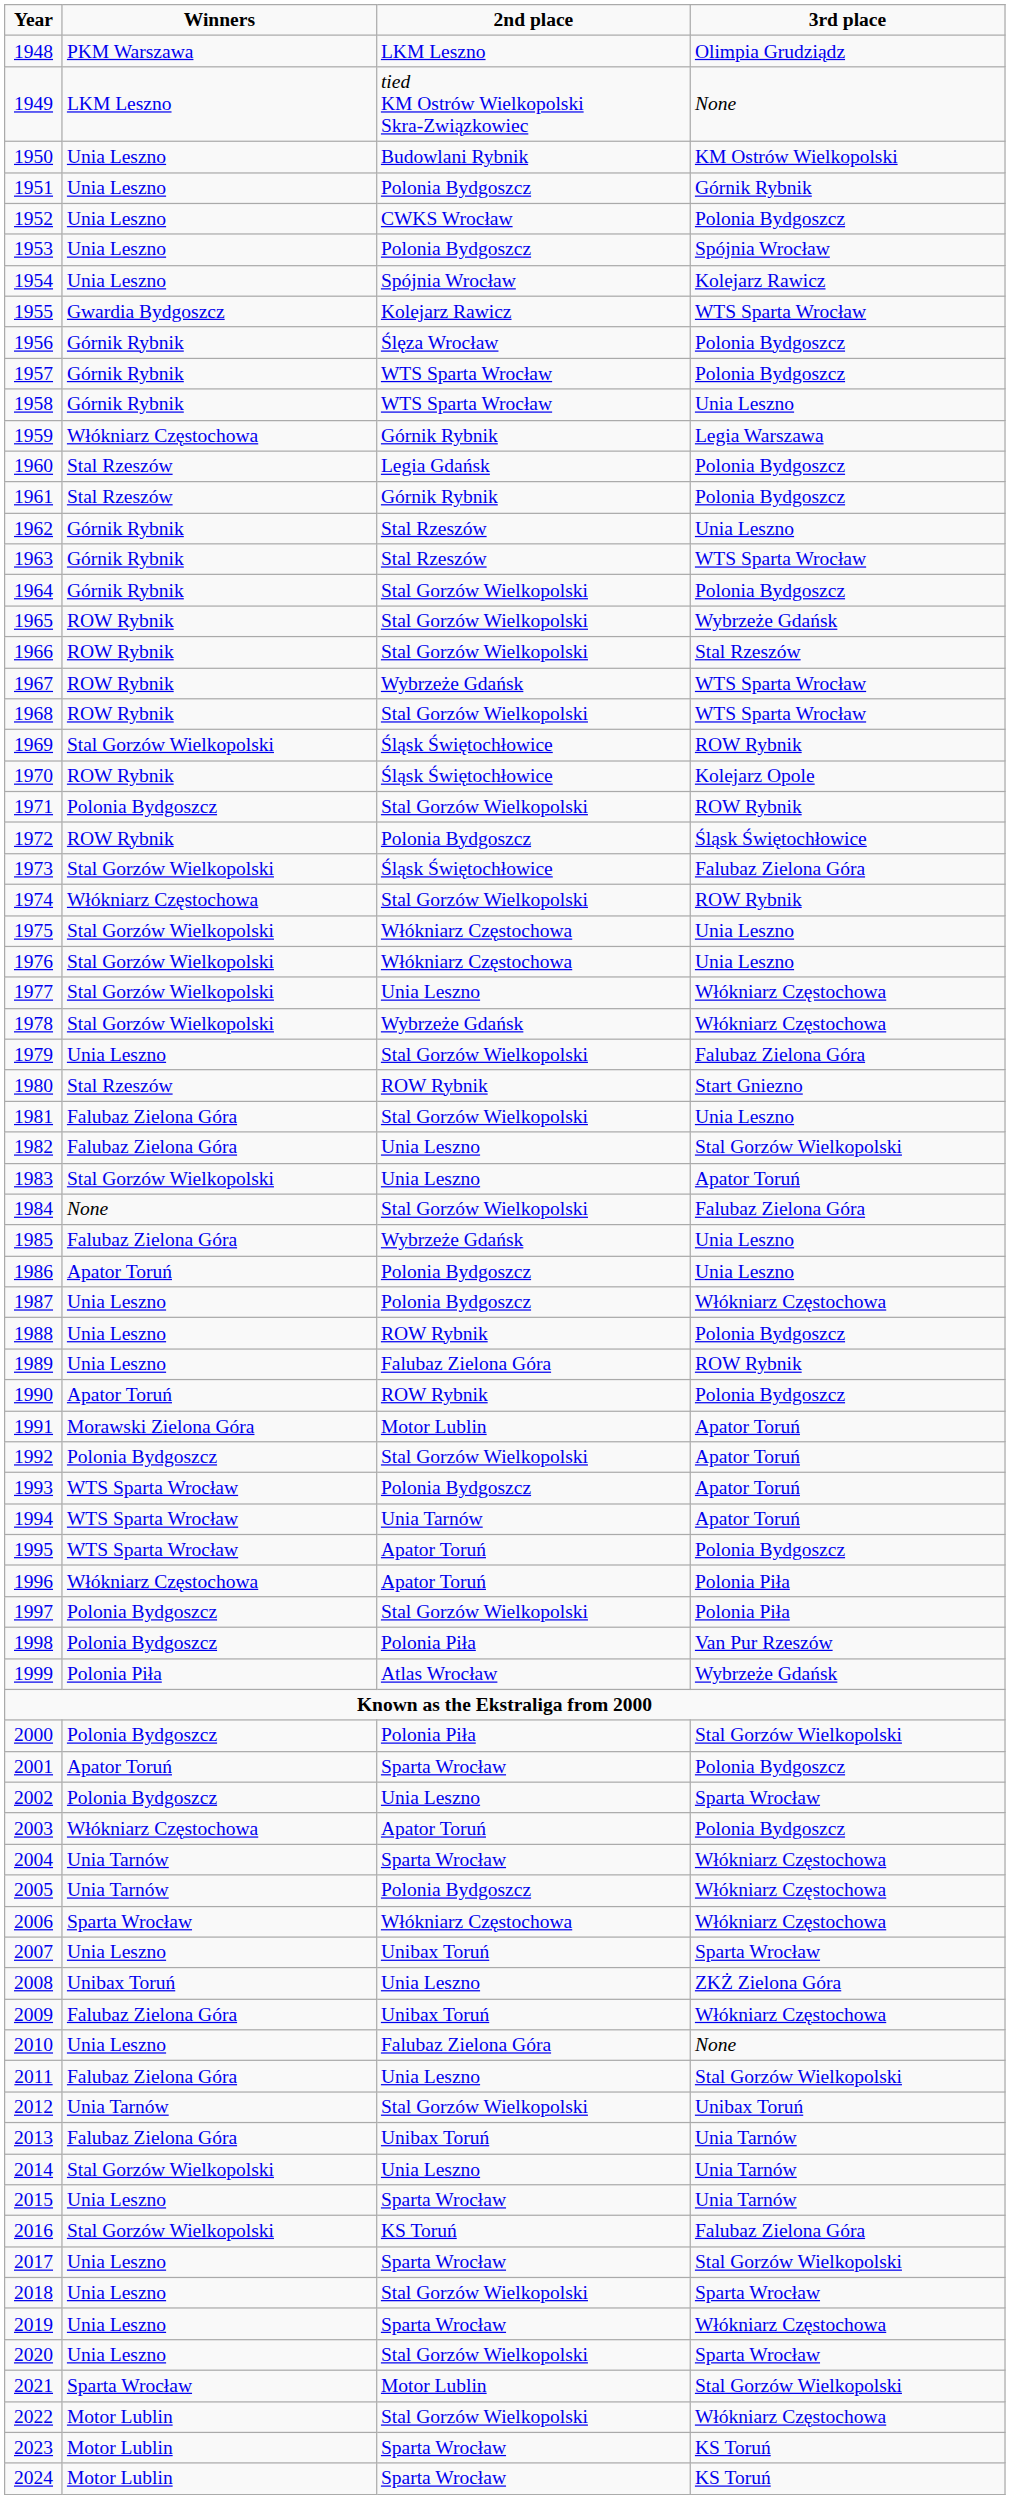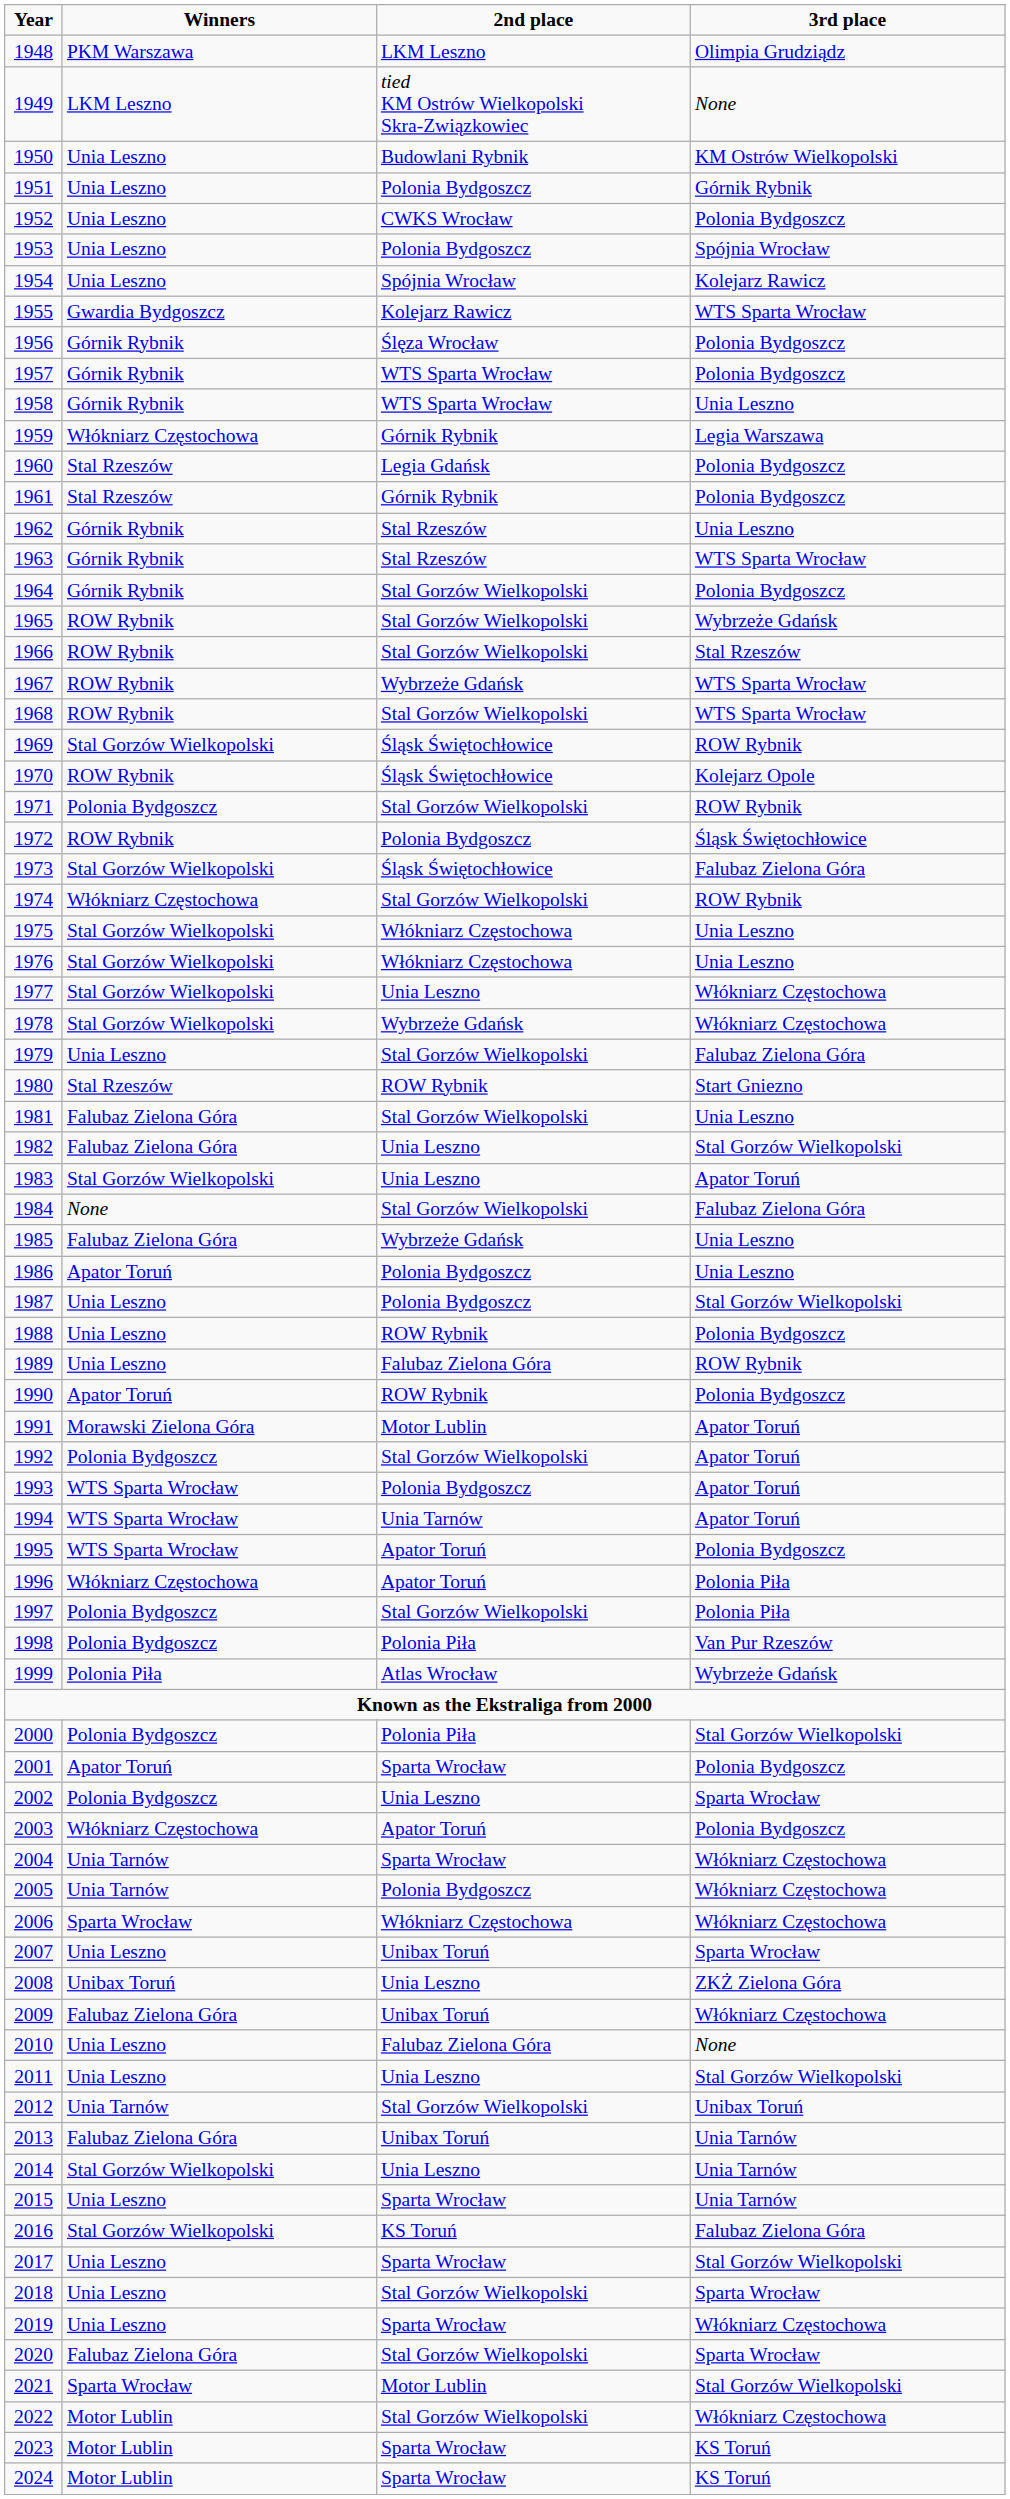(791, 1302) Włókniarz Częstochowa -> (798, 1302) Stal Gorzów Wielkopolski
(152, 2076) Falubaz Zielona Góra -> (117, 2076) Unia Leszno
(117, 2354) Unia Leszno -> (152, 2354) Falubaz Zielona Góra
